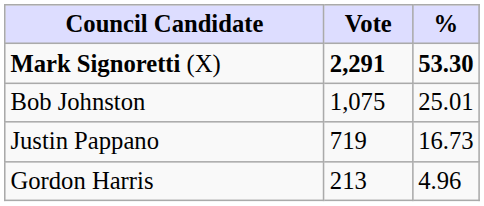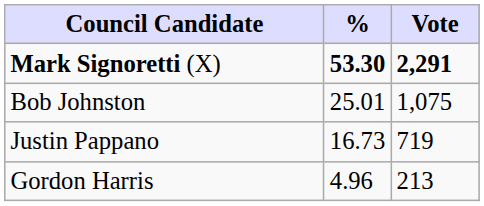columns swapped: (368, 24) <-> (446, 24)
